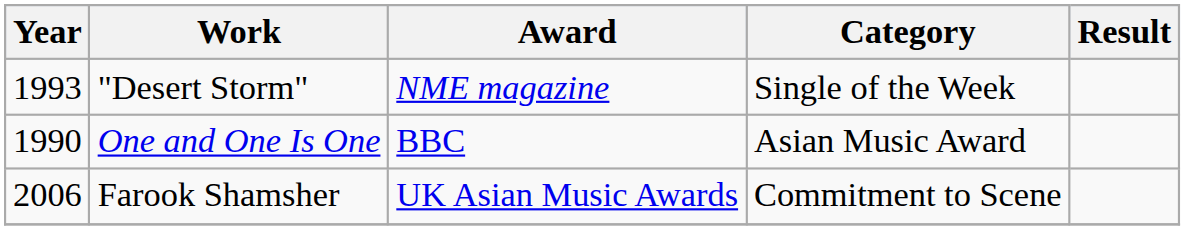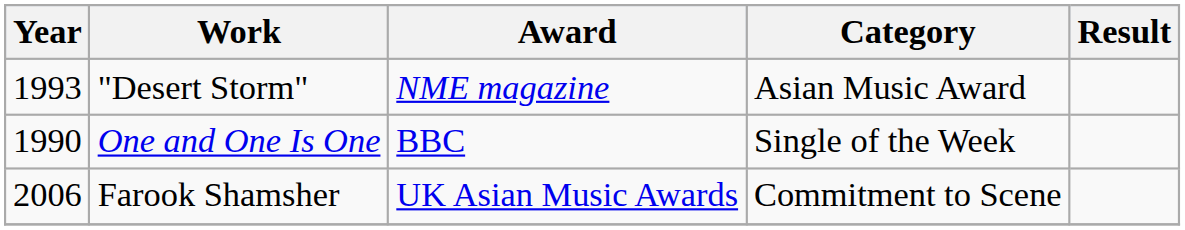(885, 86) Single of the Week -> (890, 86) Asian Music Award
(890, 140) Asian Music Award -> (885, 140) Single of the Week
